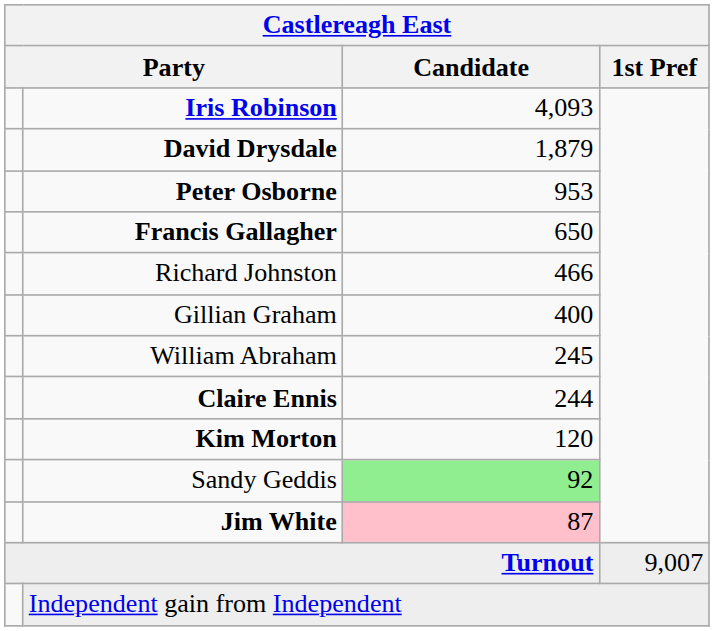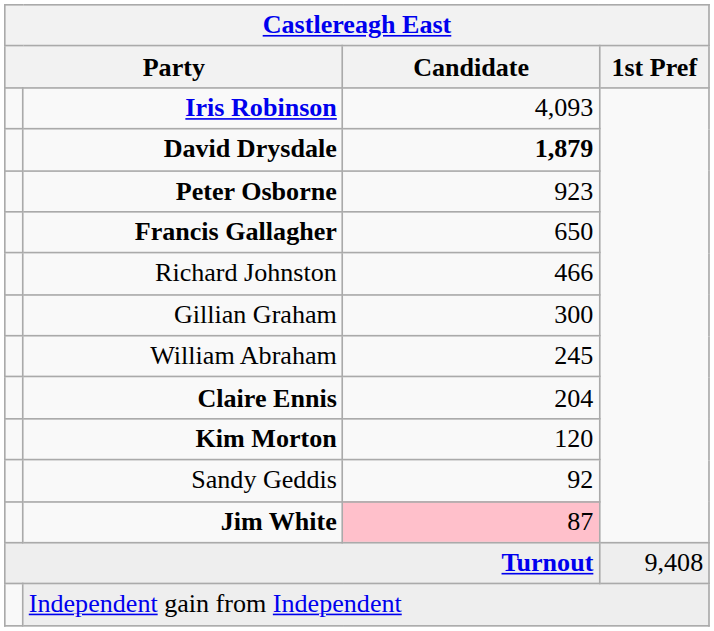(564, 149) normal -> (564, 149) bold
(574, 190) 953 -> (574, 190) 923
(574, 314) 400 -> (574, 314) 300
(574, 397) 244 -> (574, 397) 204
(580, 480) lightgreen background -> (580, 480) no background
(674, 562) 9,007 -> (674, 562) 9,408
